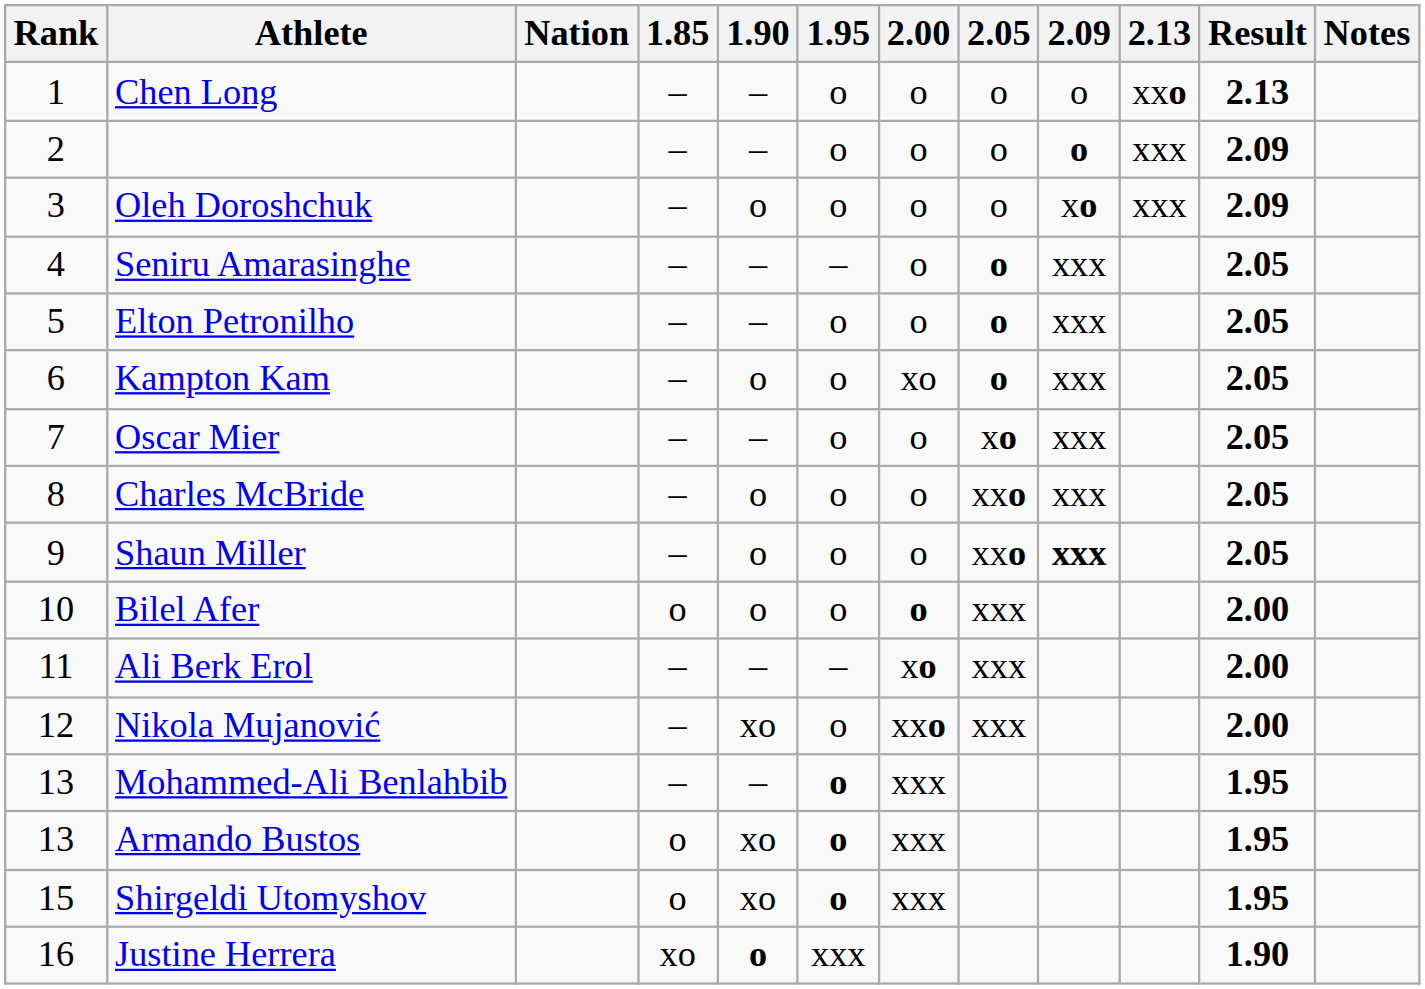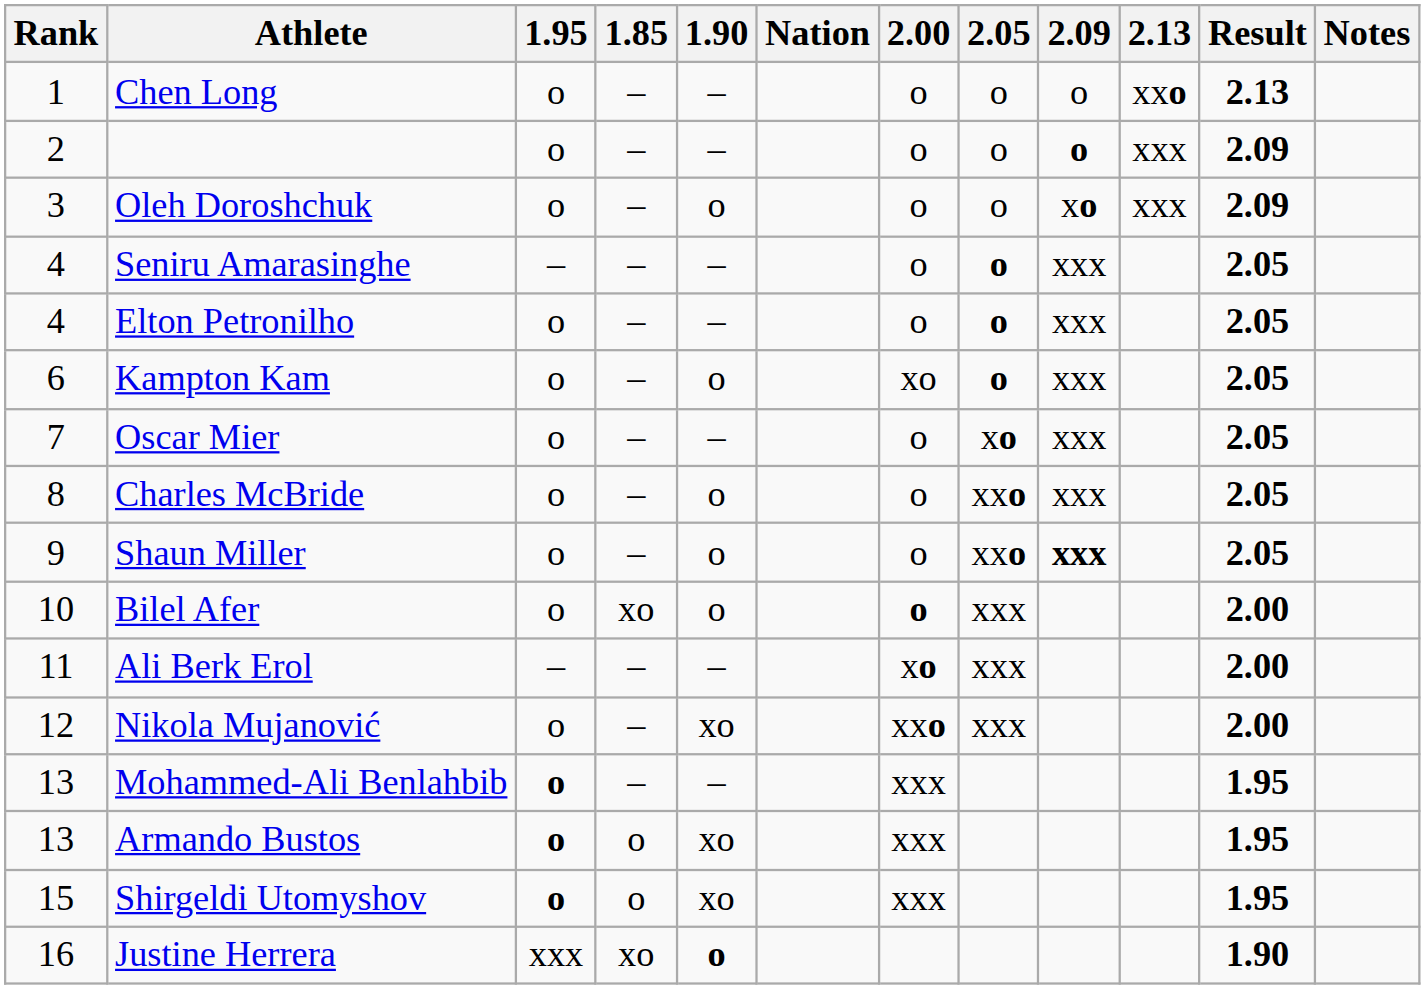columns swapped: (577, 33) <-> (838, 33)
(56, 321) 5 -> (56, 321) 4
(678, 609) o -> (636, 609) xo
